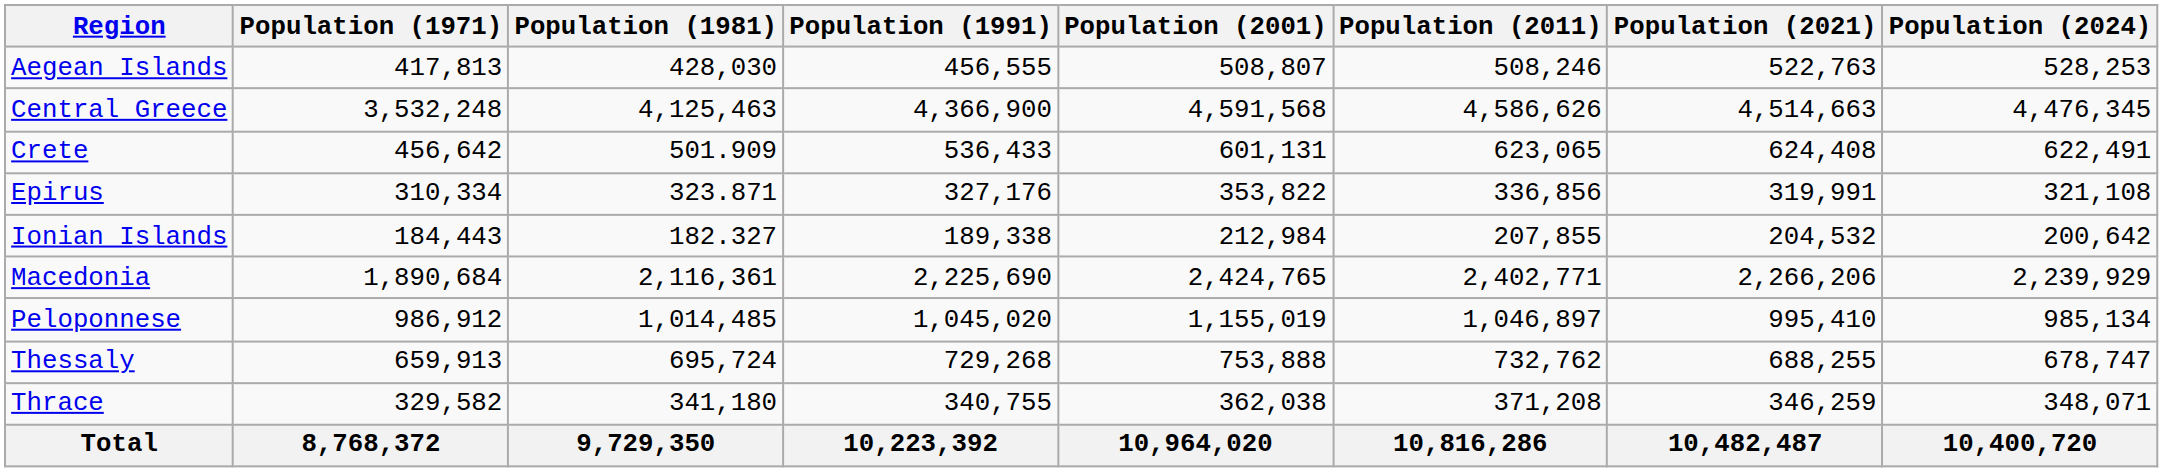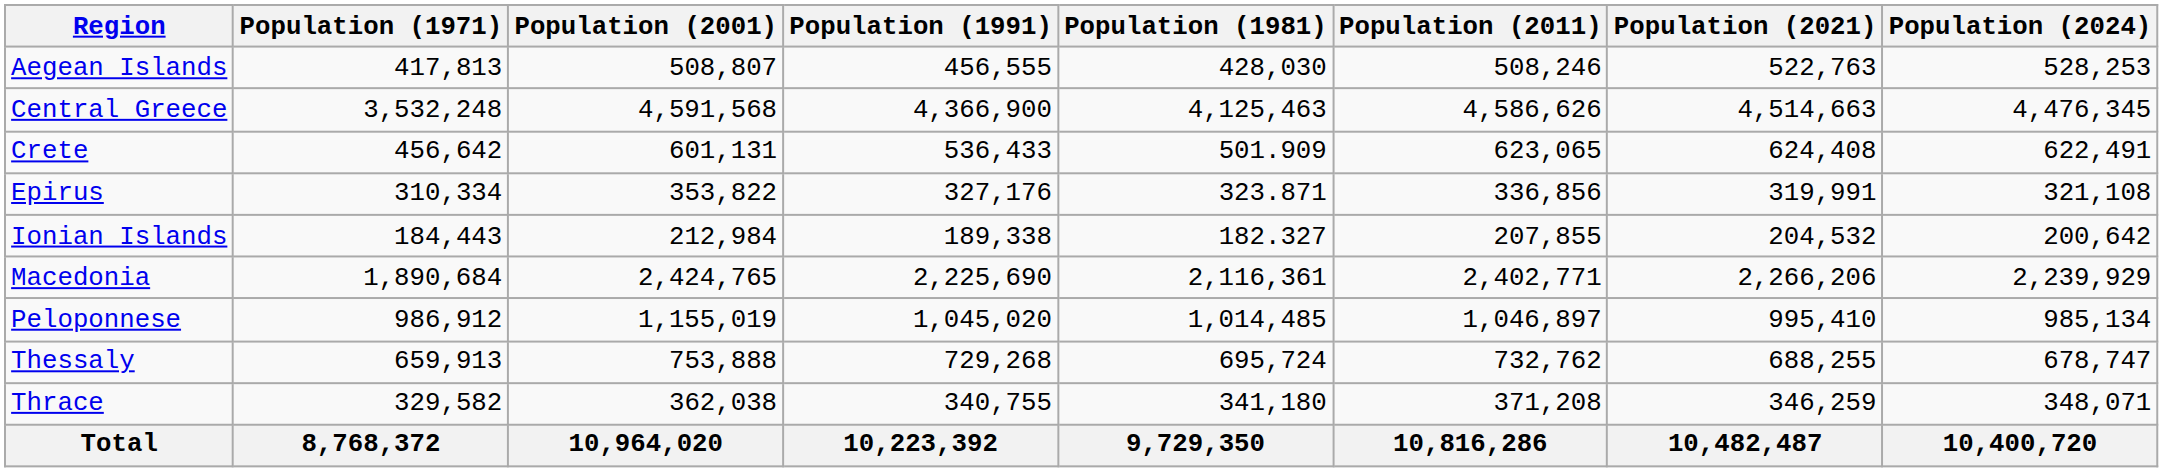columns swapped: (646, 26) <-> (1195, 26)
